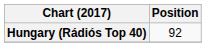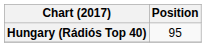(175, 32) 92 -> (175, 32) 95
